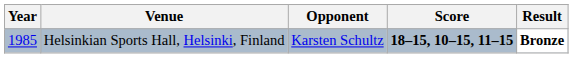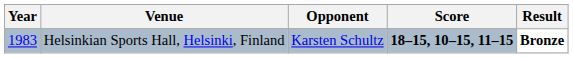(22, 40) 1985 -> (22, 40) 1983
